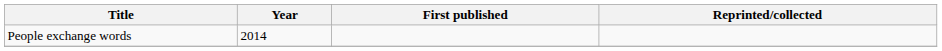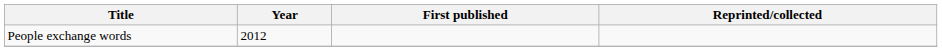(254, 35) 2014 -> (254, 35) 2012
